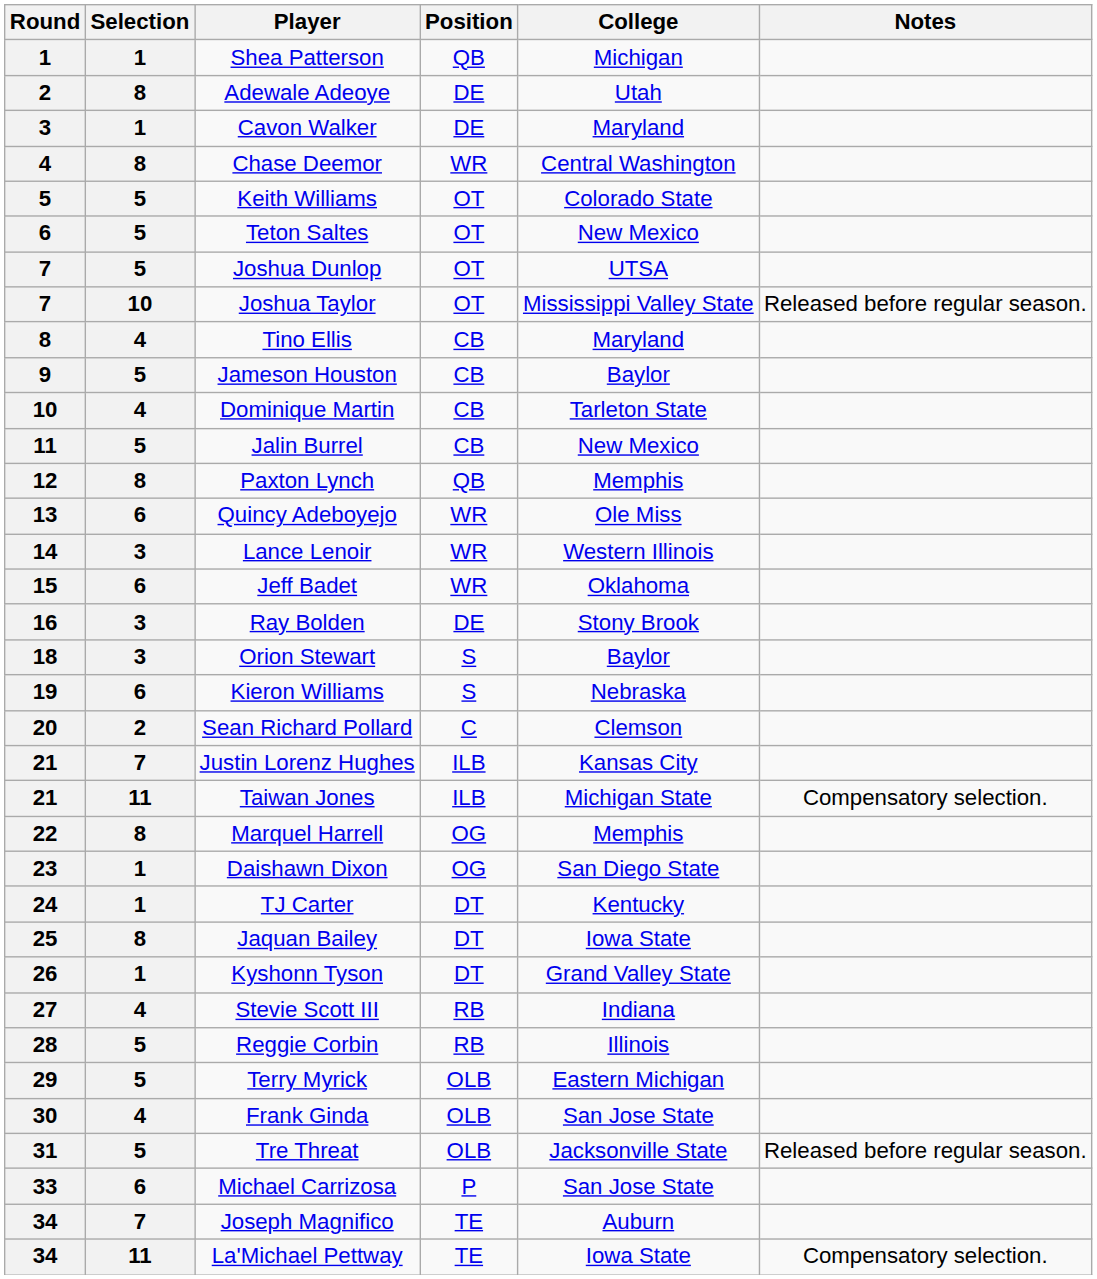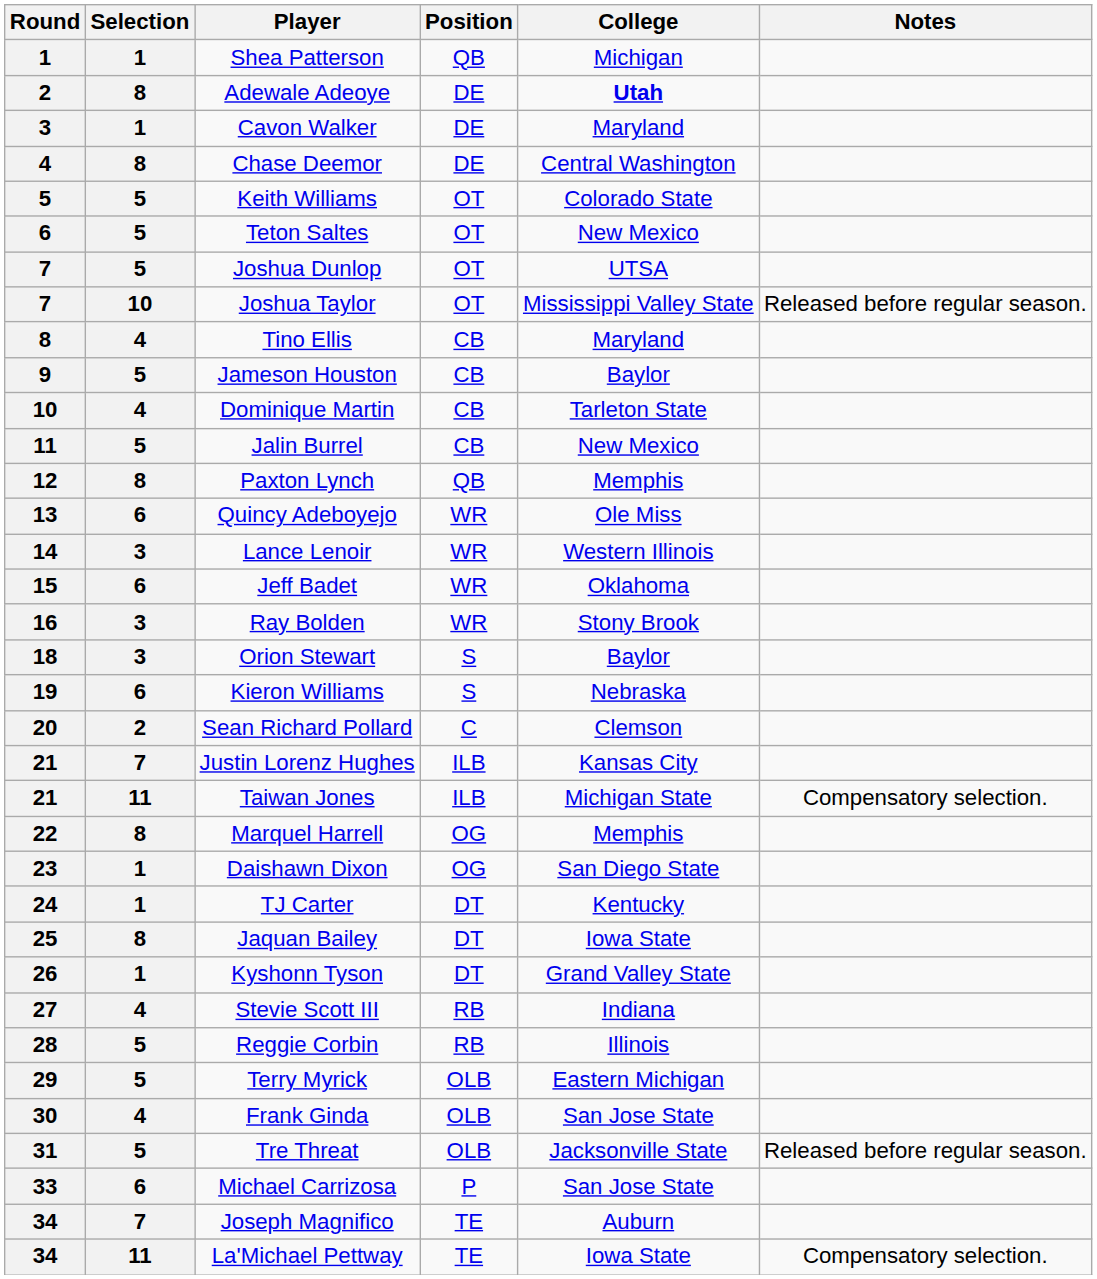(638, 92) normal -> (638, 92) bold
(469, 163) WR -> (469, 163) DE
(469, 621) DE -> (469, 621) WR
